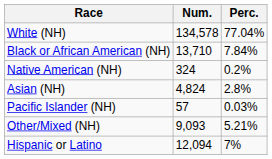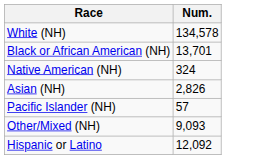- column: (244, 13)
(194, 51) 13,710 -> (194, 51) 13,701
(191, 88) 4,824 -> (191, 88) 2,826
(194, 145) 12,094 -> (194, 145) 12,092
